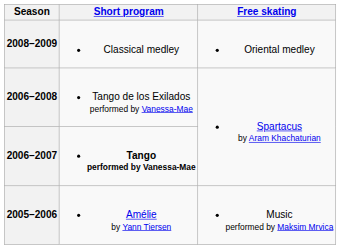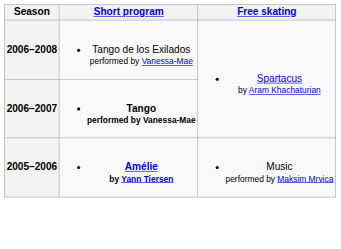- row: (32, 44)
(129, 221) normal -> (129, 173) bold
